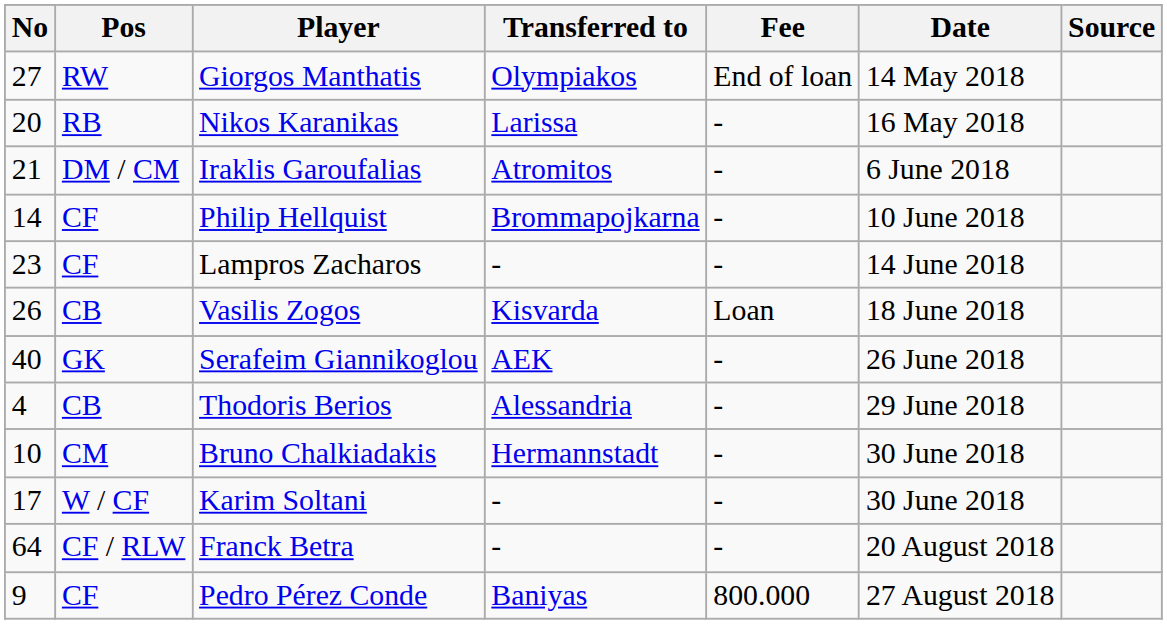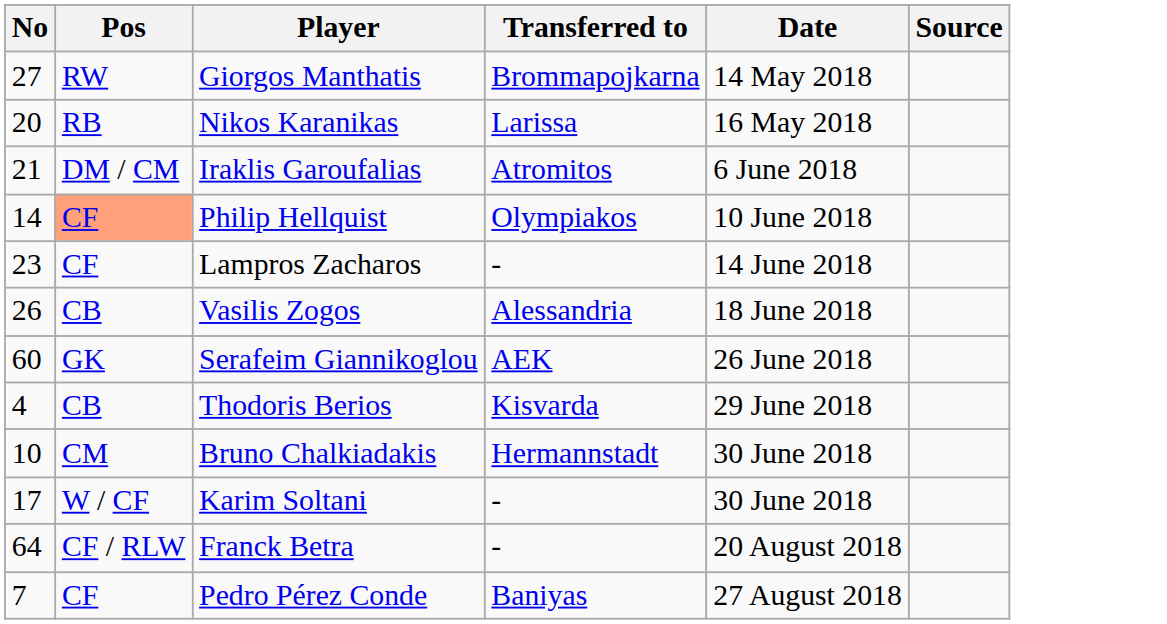- column: (783, 28)
(564, 75) Olympiakos -> (595, 75) Brommapojkarna
(80, 216) no background -> (80, 216) lightsalmon background
(595, 216) Brommapojkarna -> (564, 216) Olympiakos
(545, 311) Kisvarda -> (562, 311) Alessandria
(27, 358) 40 -> (27, 358) 60
(562, 405) Alessandria -> (545, 405) Kisvarda
(19, 594) 9 -> (19, 594) 7
